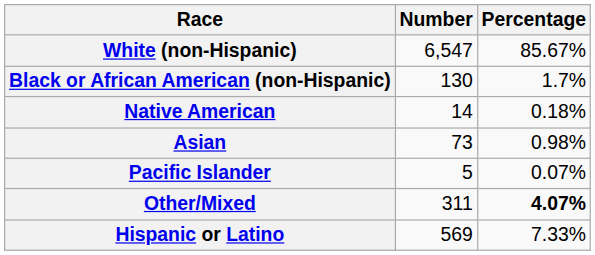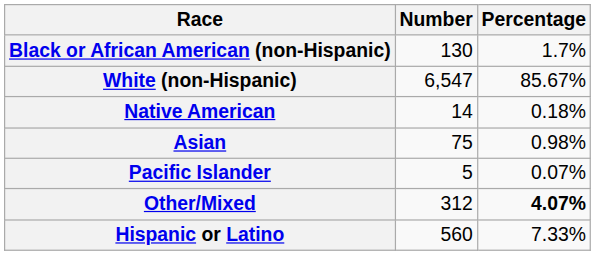rows swapped: (200, 50) <-> (200, 81)
(462, 142) 73 -> (462, 142) 75
(457, 204) 311 -> (457, 204) 312
(457, 234) 569 -> (457, 234) 560
